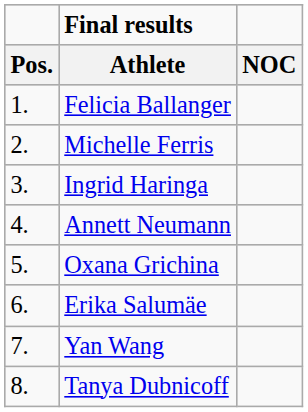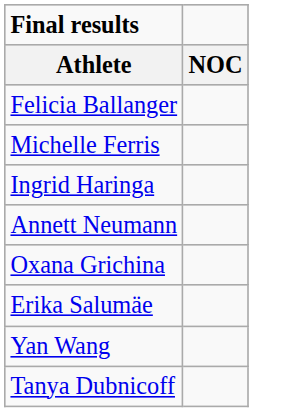- column: (32, 64)
